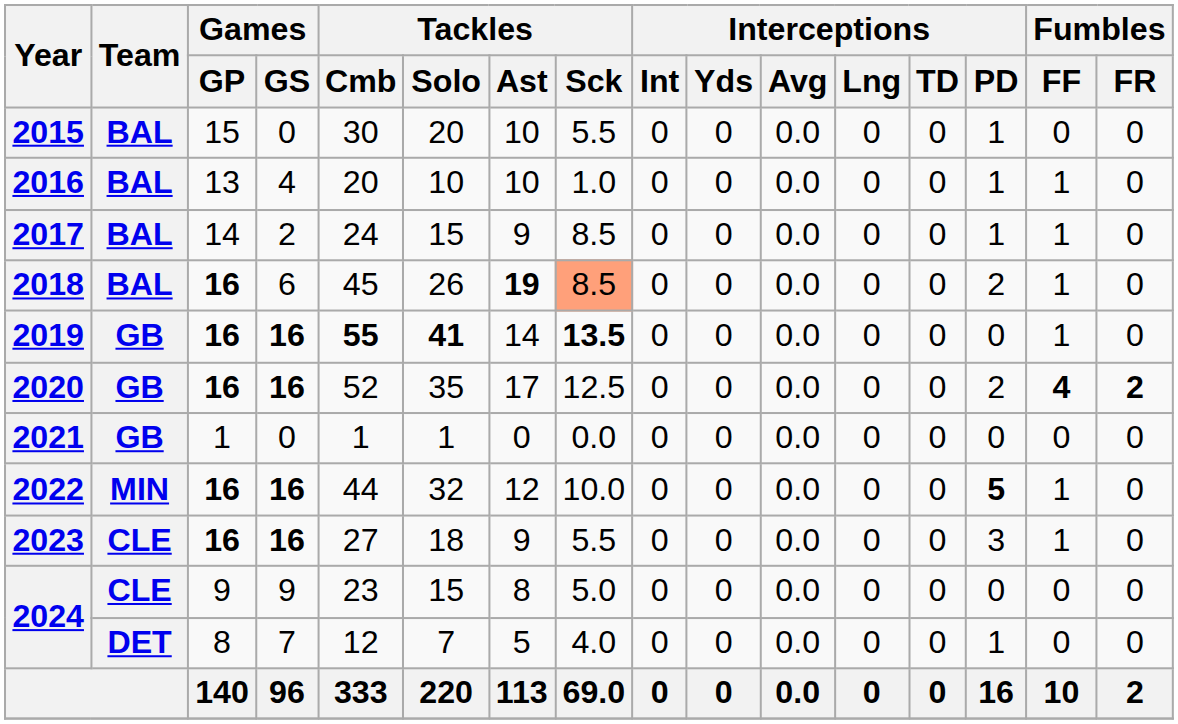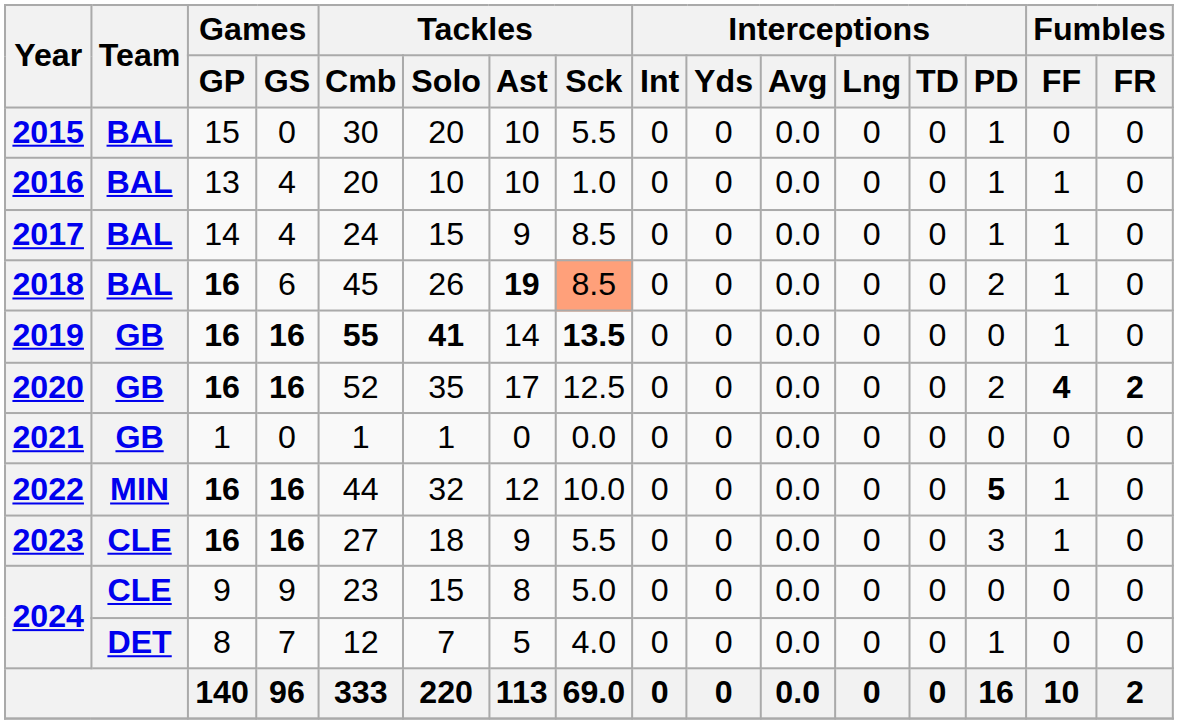(287, 234) 2 -> (287, 234) 4
